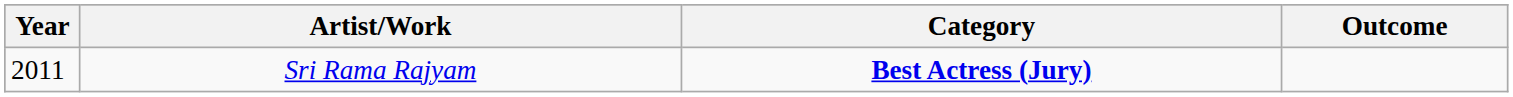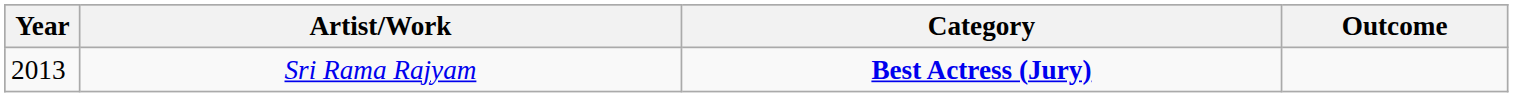(38, 69) 2011 -> (38, 69) 2013
